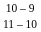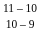rows swapped: (20, 24) <-> (20, 8)
